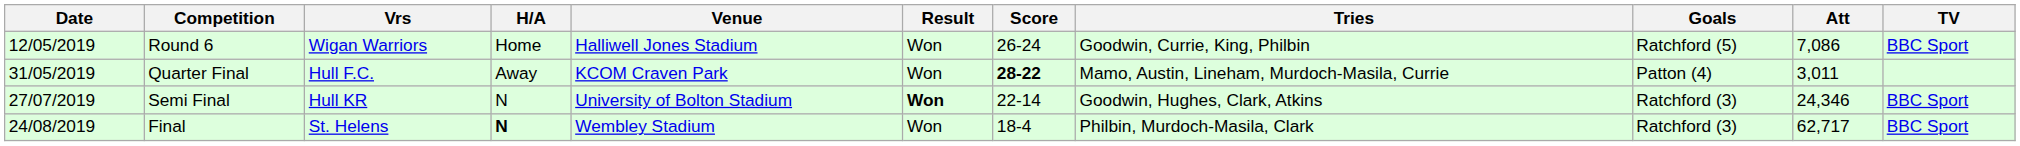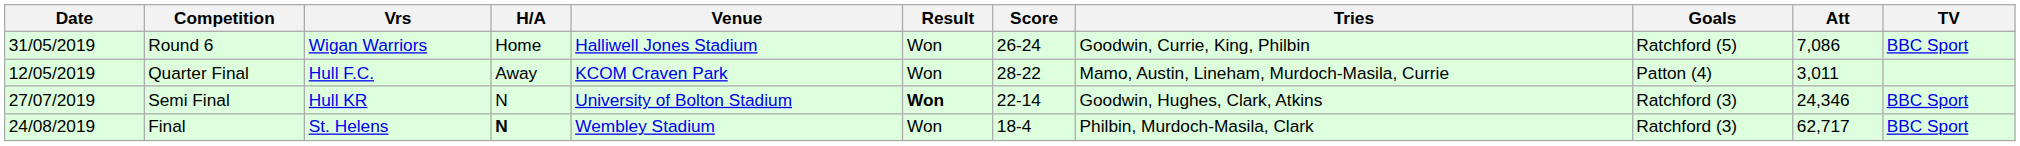(52, 45) 12/05/2019 -> (52, 45) 31/05/2019
(52, 72) 31/05/2019 -> (52, 72) 12/05/2019
(1019, 72) bold -> (1019, 72) normal
